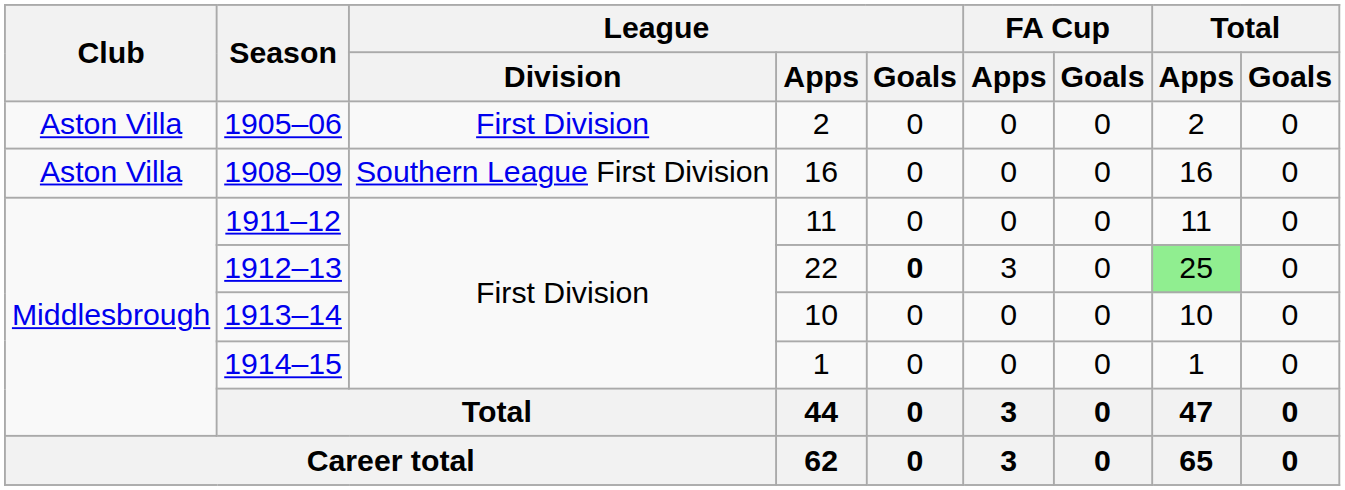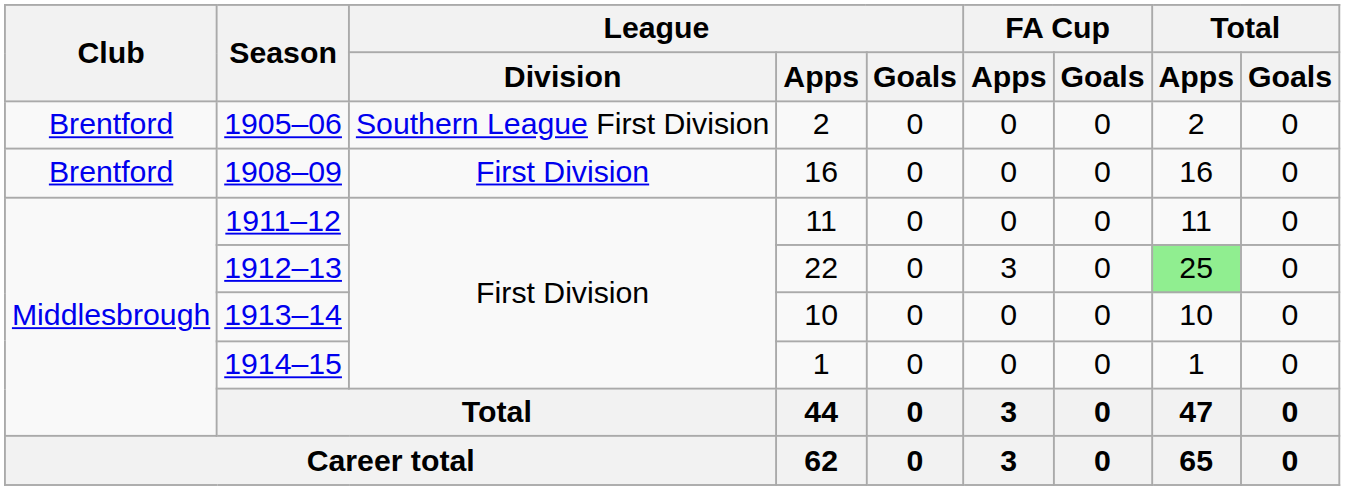(111, 124) Aston Villa -> (111, 124) Brentford
(563, 124) First Division -> (563, 124) Southern League First Division
(111, 172) Aston Villa -> (111, 172) Brentford
(563, 172) Southern League First Division -> (563, 172) First Division
(915, 268) bold -> (915, 268) normal
